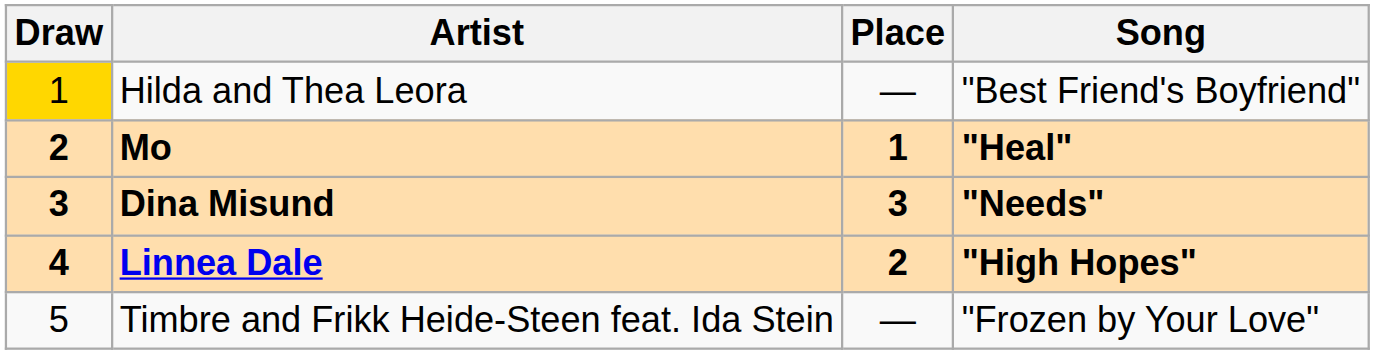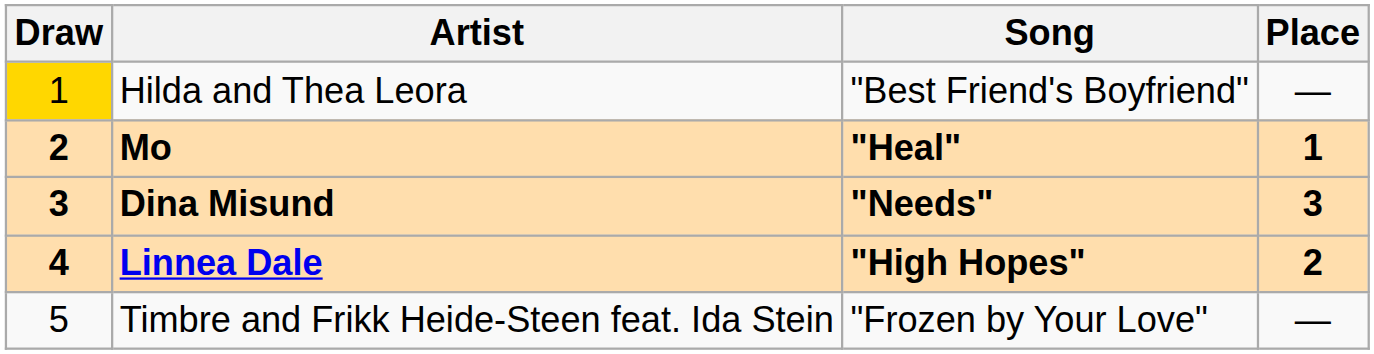columns swapped: (1161, 33) <-> (898, 33)
